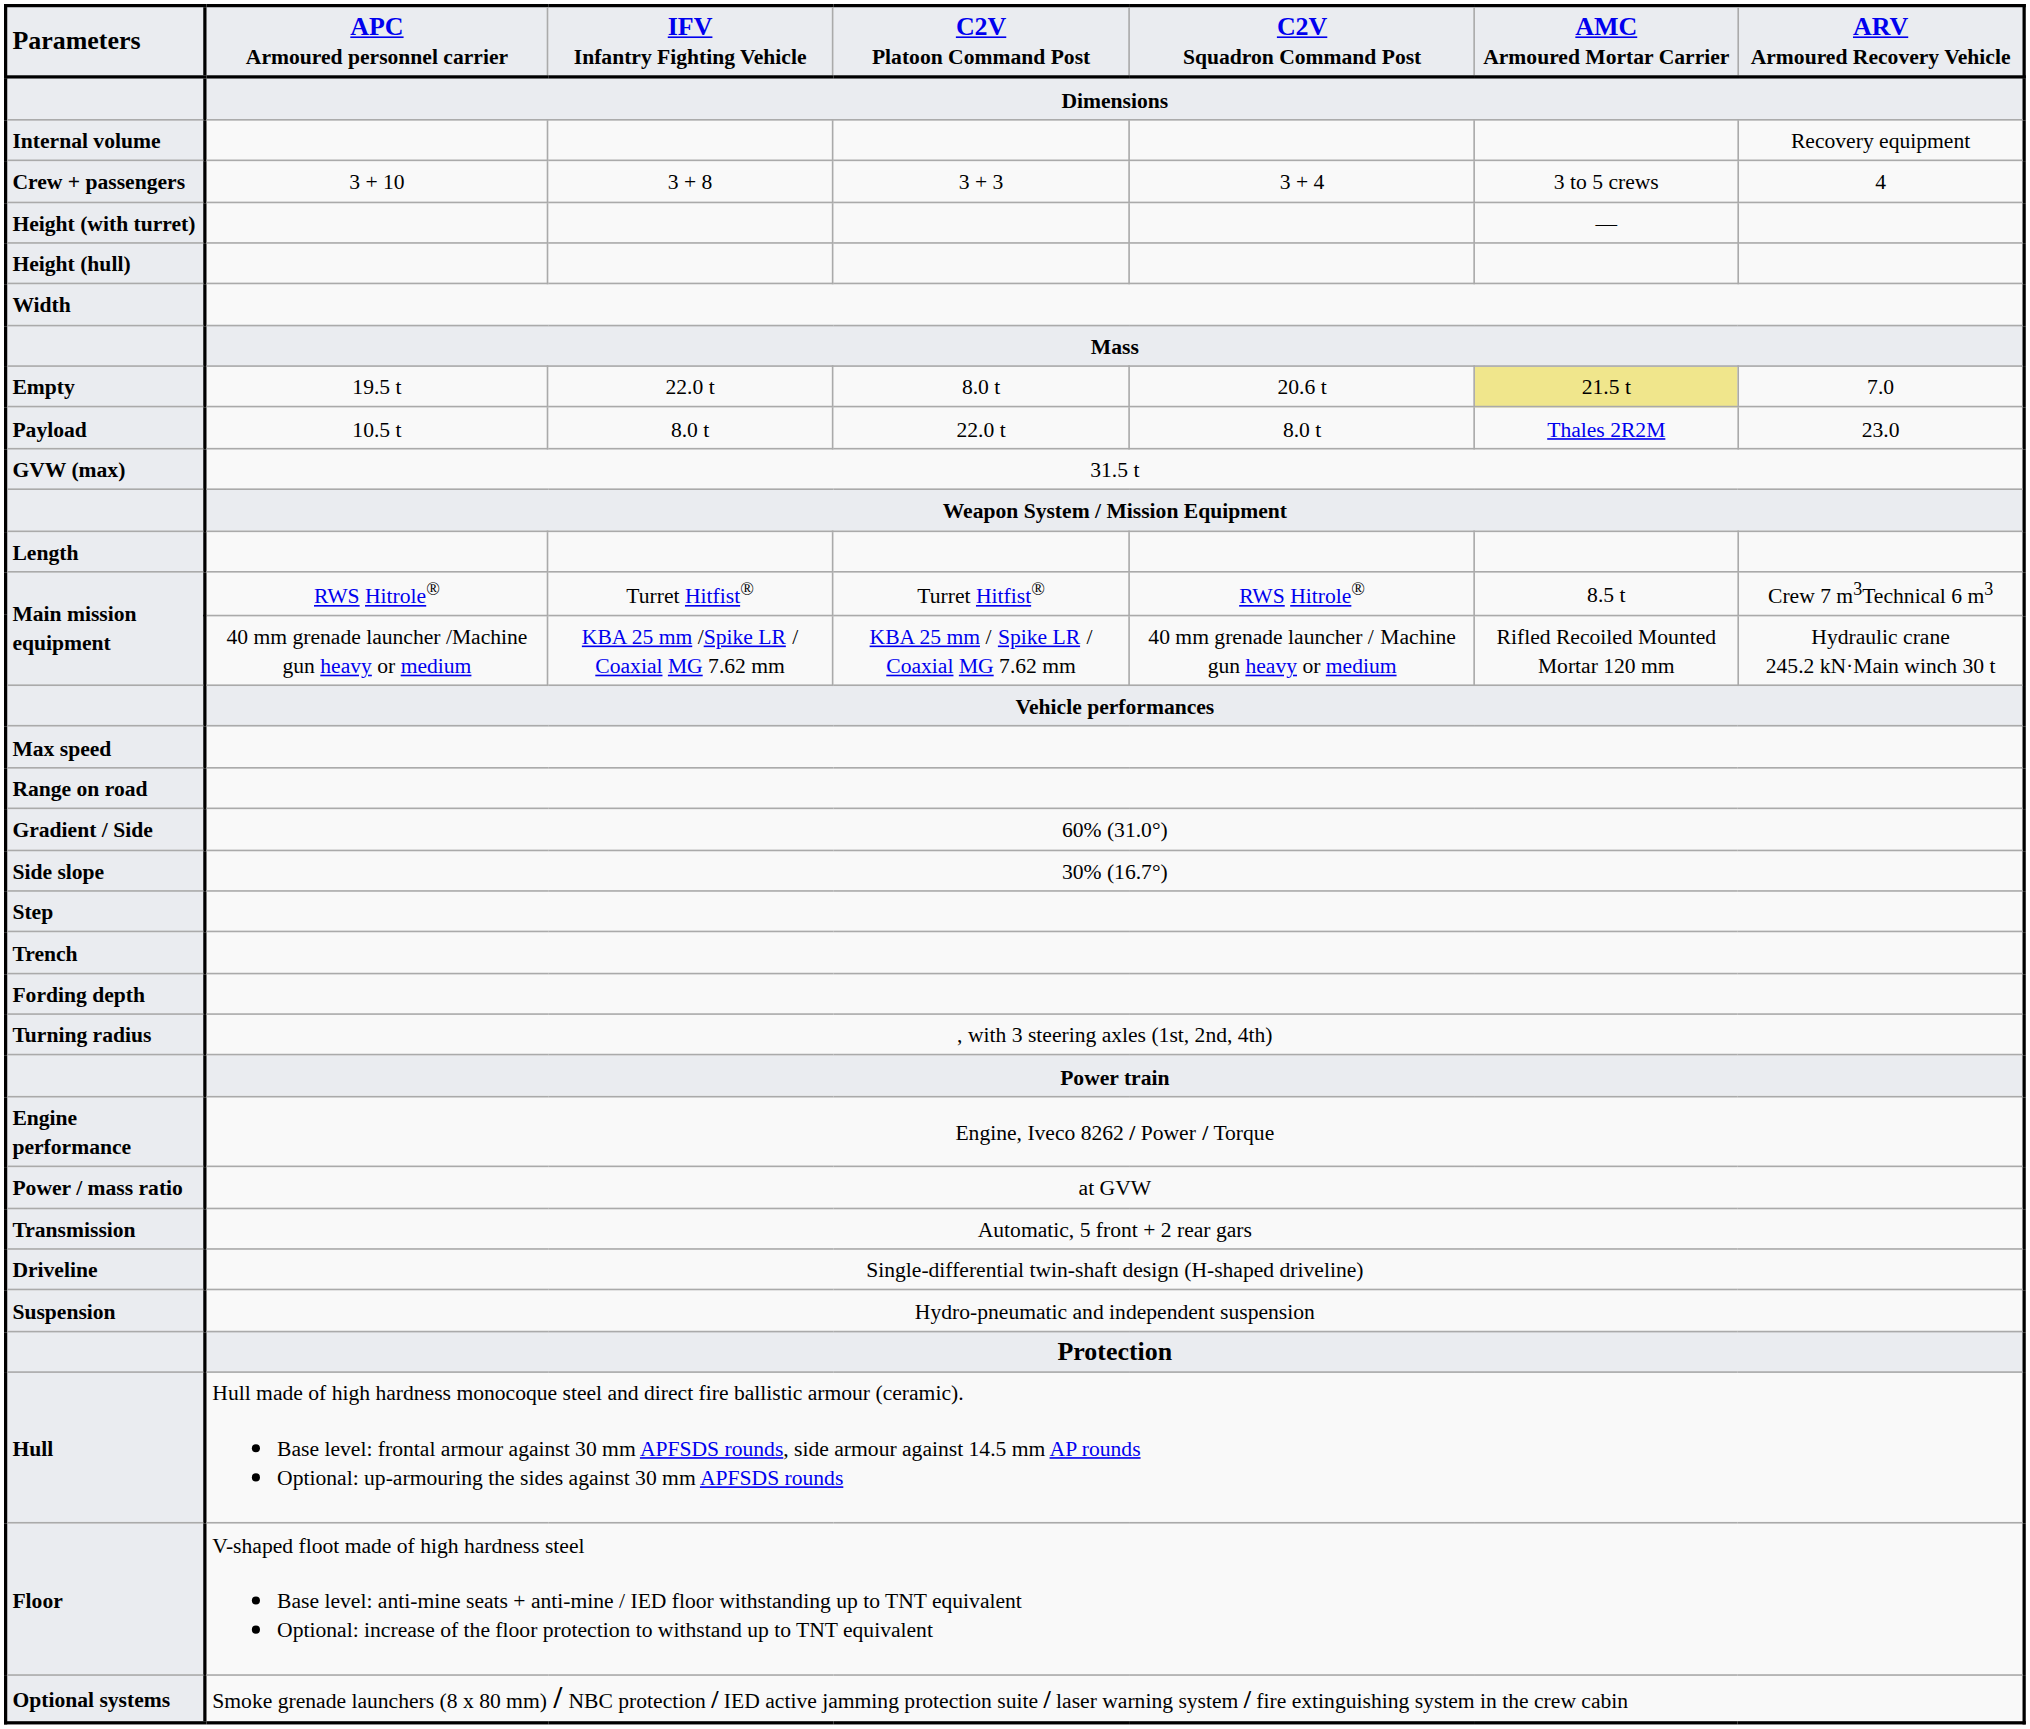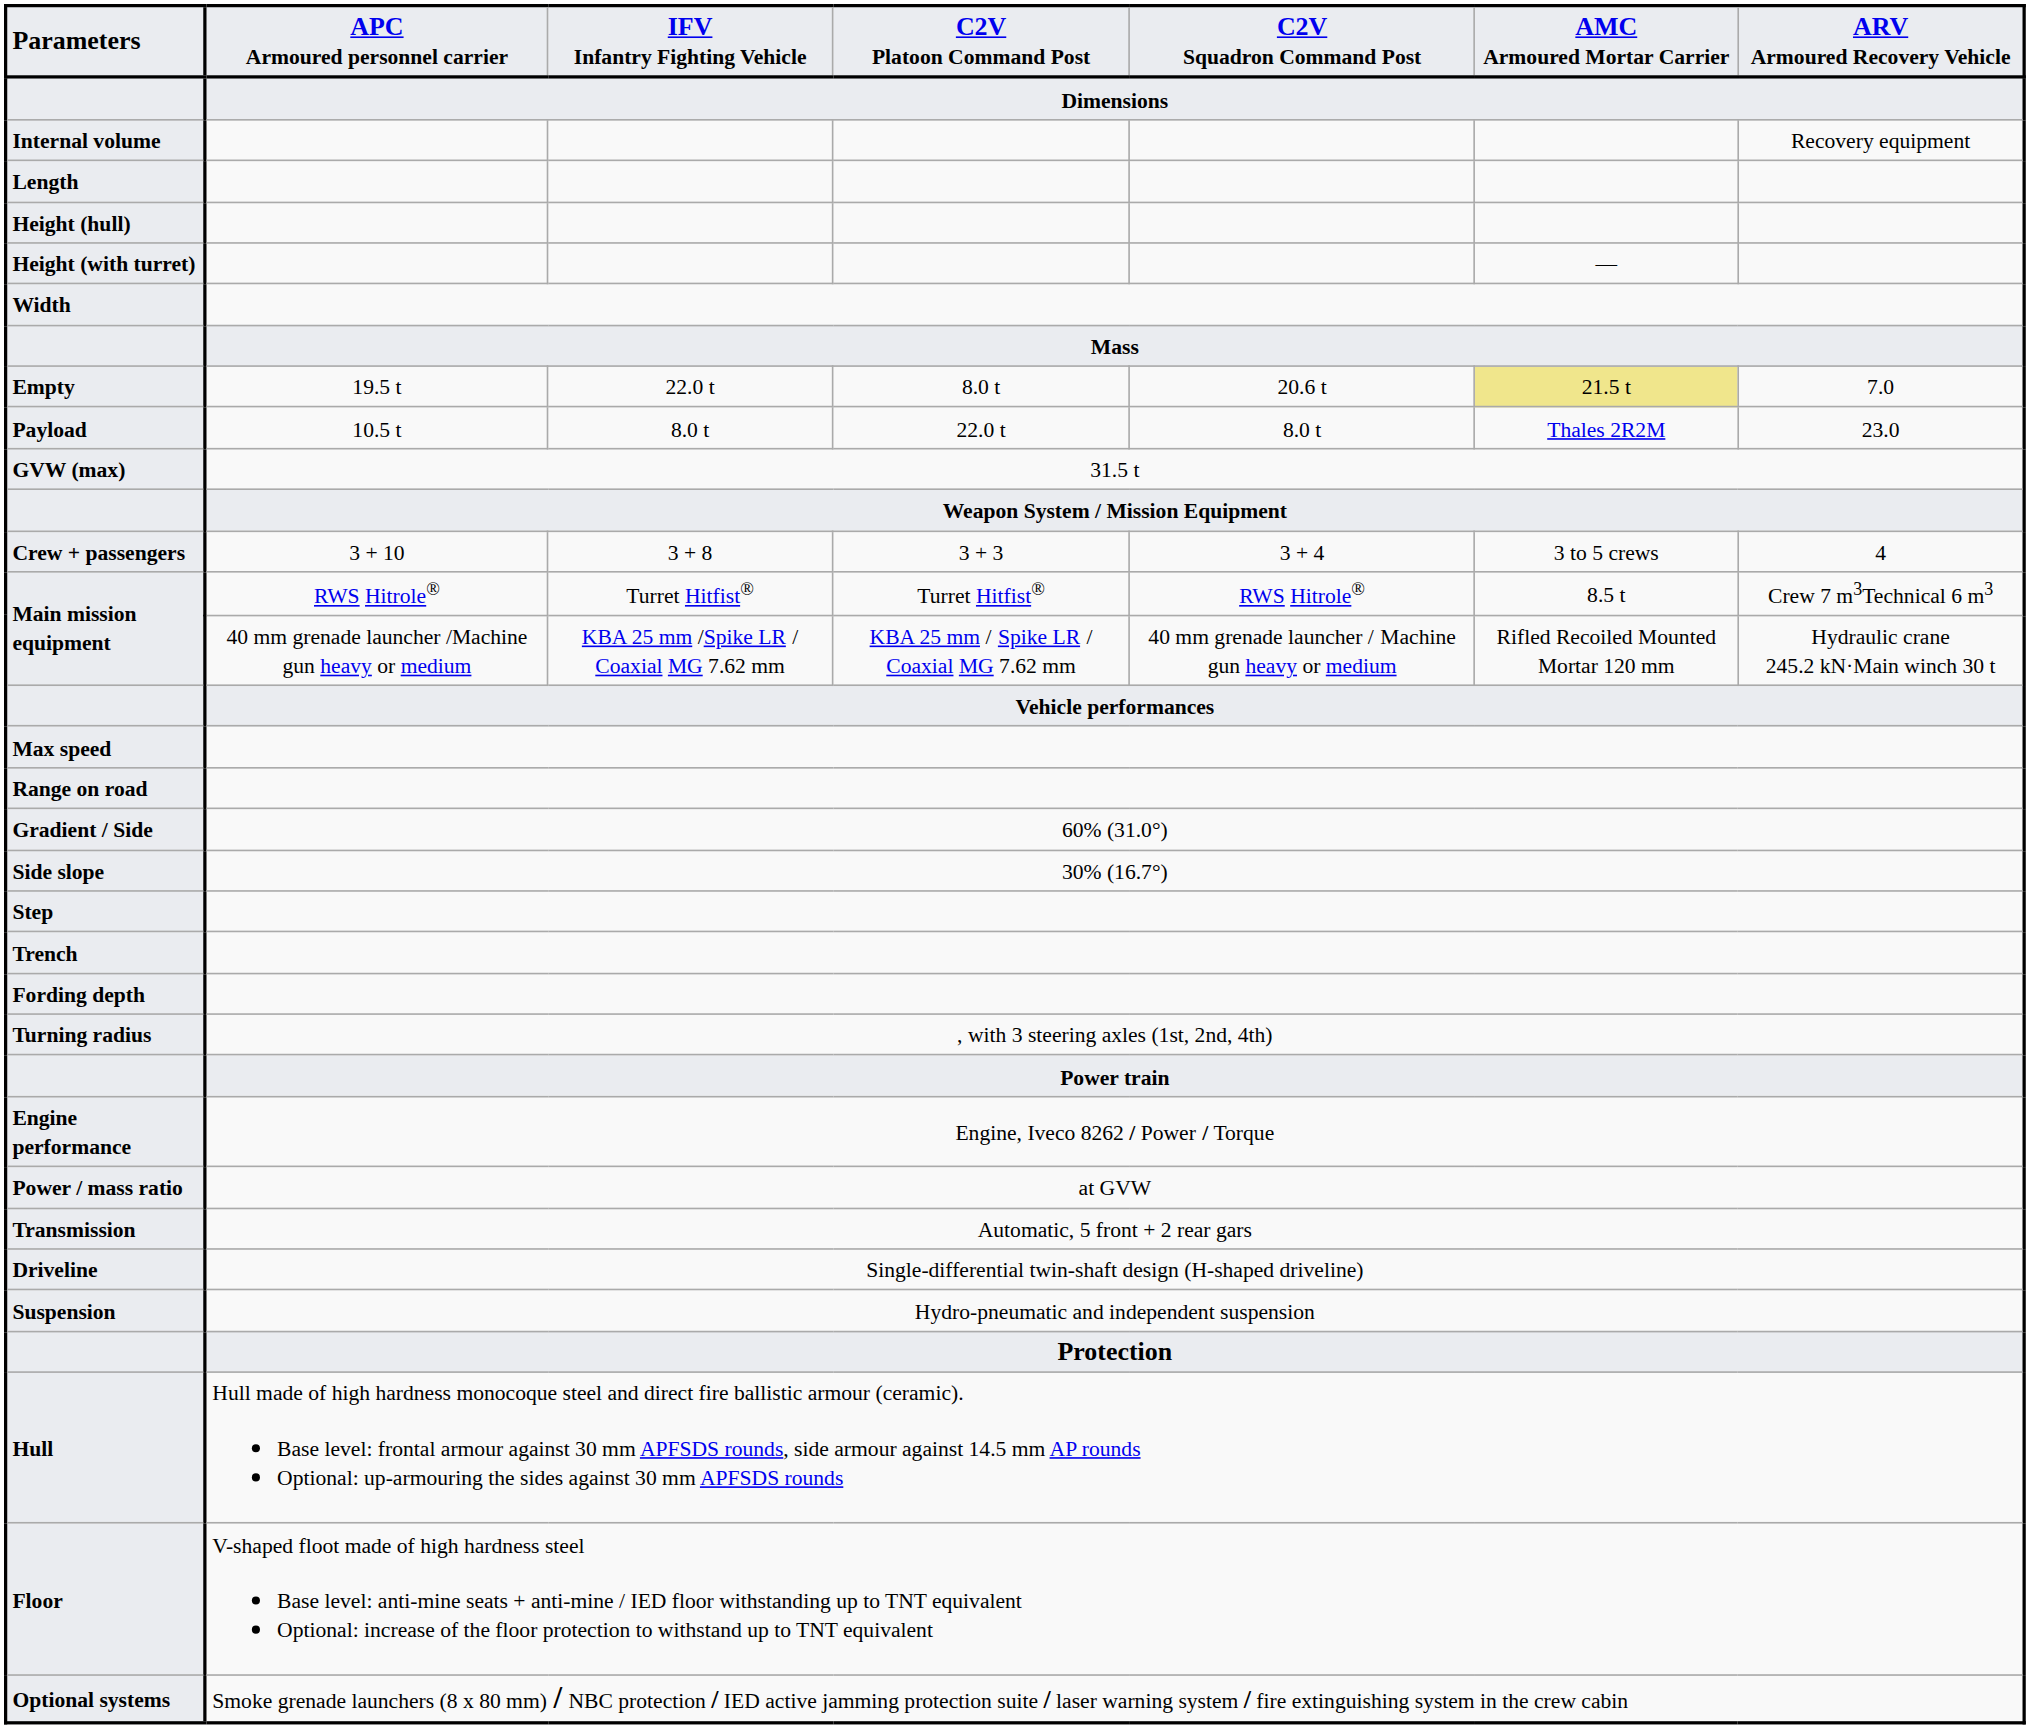rows swapped: (45, 550) <-> (99, 180)
rows swapped: (71, 262) <-> (104, 221)
